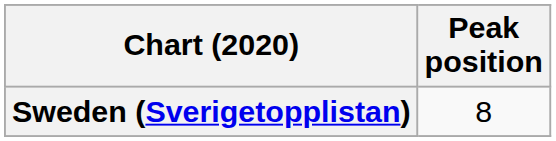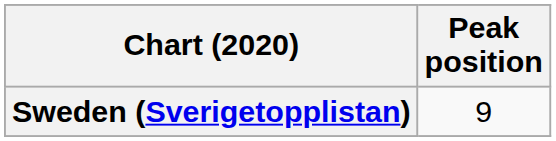(484, 111) 8 -> (484, 111) 9
